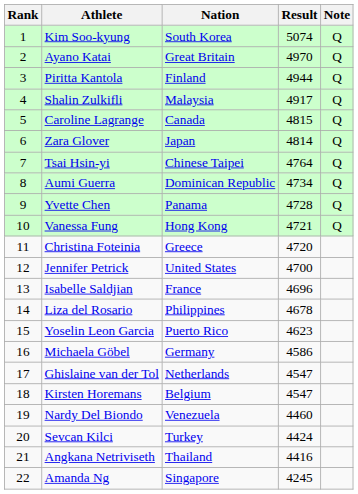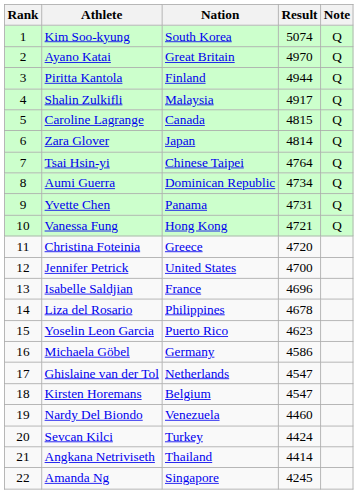(299, 204) 4728 -> (299, 204) 4731
(299, 457) 4416 -> (299, 457) 4414
